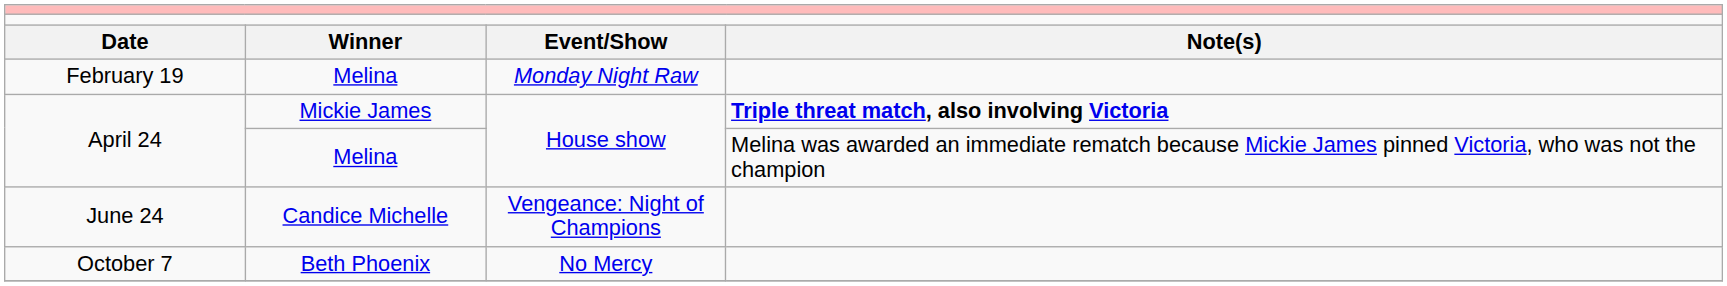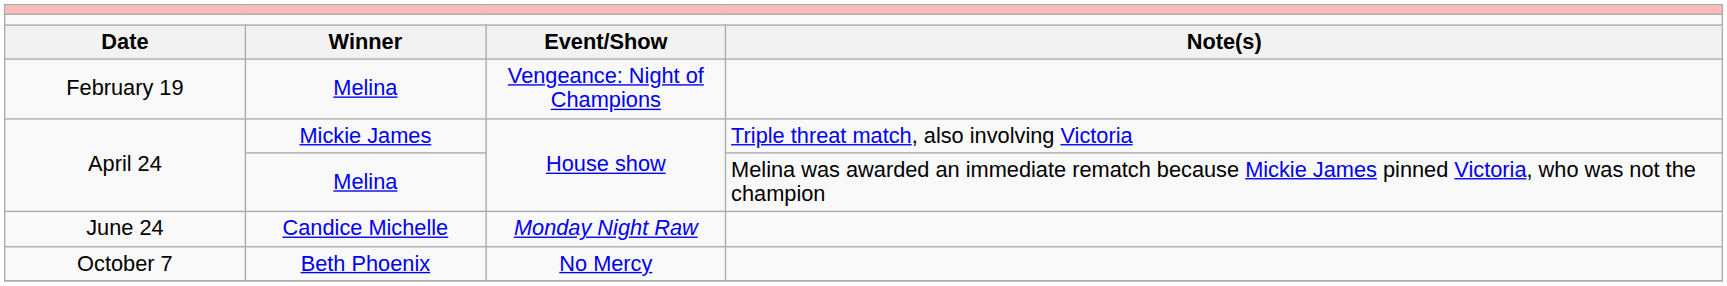(606, 76) Monday Night Raw -> (606, 88) Vengeance: Night of Champions
(950, 110) bold -> (932, 135) normal
(606, 216) Vengeance: Night of Champions -> (606, 228) Monday Night Raw
